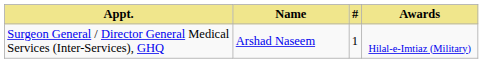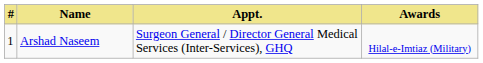columns swapped: (355, 14) <-> (119, 14)
